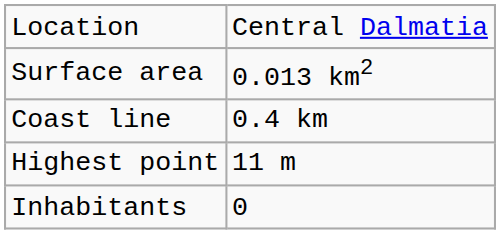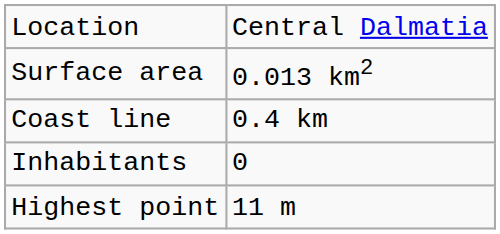rows swapped: (115, 164) <-> (99, 207)
